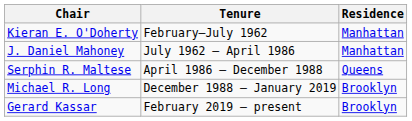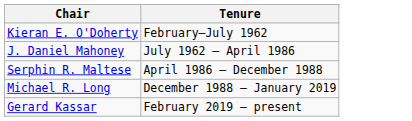- column: (373, 14)
